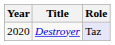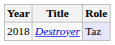(18, 31) 2020 -> (18, 31) 2018
